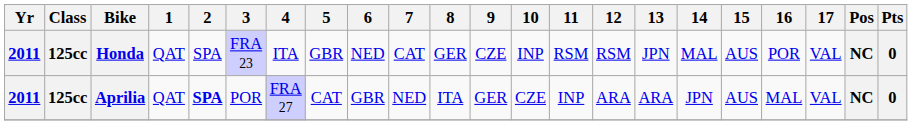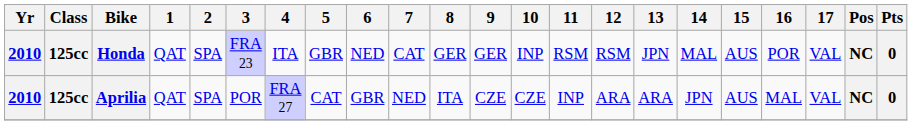(24, 52) 2011 -> (25, 52) 2010
(491, 52) CZE -> (491, 52) GER
(24, 97) 2011 -> (25, 97) 2010
(207, 97) bold -> (208, 97) normal
(491, 97) GER -> (491, 97) CZE
